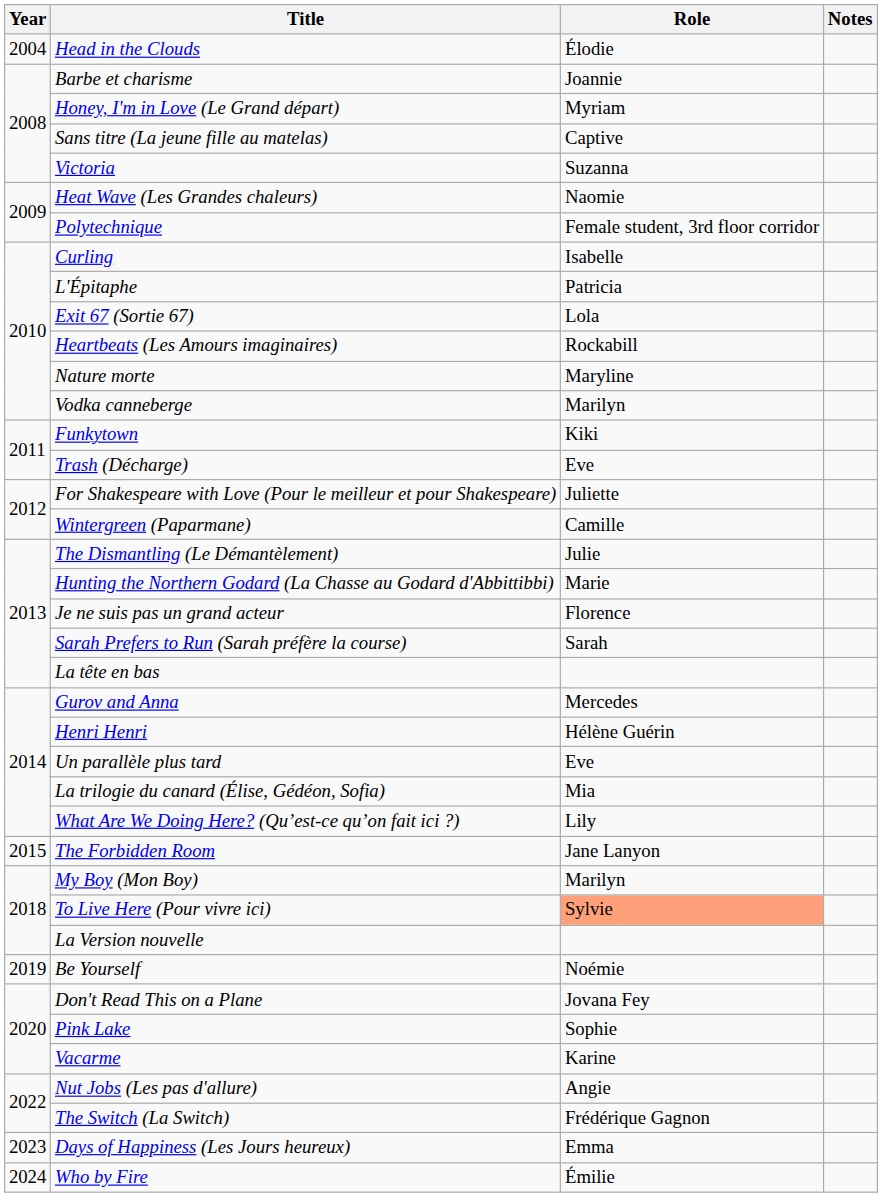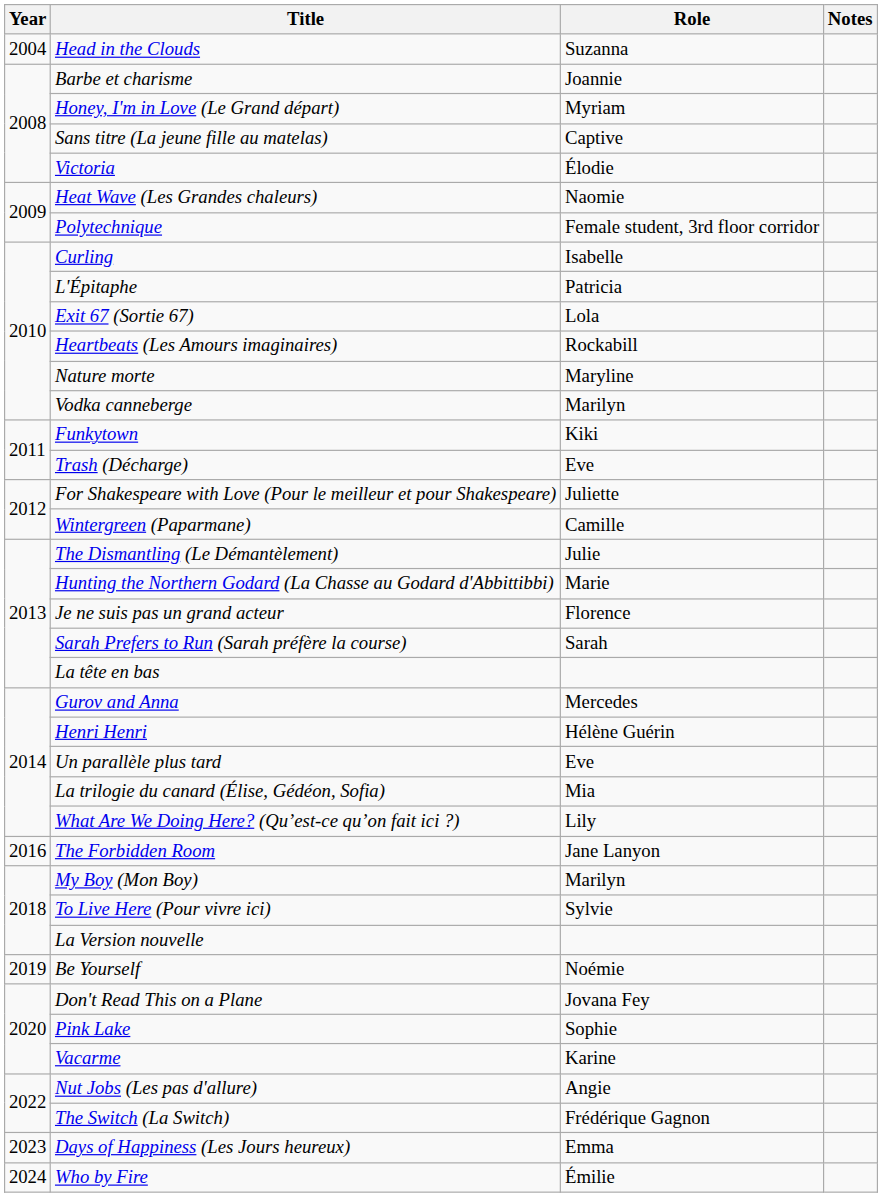(589, 49) Élodie -> (597, 49) Suzanna
(597, 167) Suzanna -> (589, 167) Élodie
(28, 850) 2015 -> (28, 850) 2016
(589, 910) lightsalmon background -> (589, 910) no background
